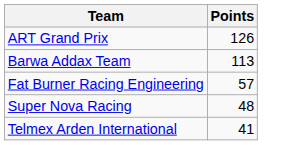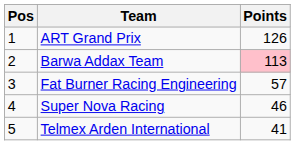+ column: (21, 16)
(243, 61) no background -> (276, 61) pink background
(246, 106) 48 -> (279, 106) 46
